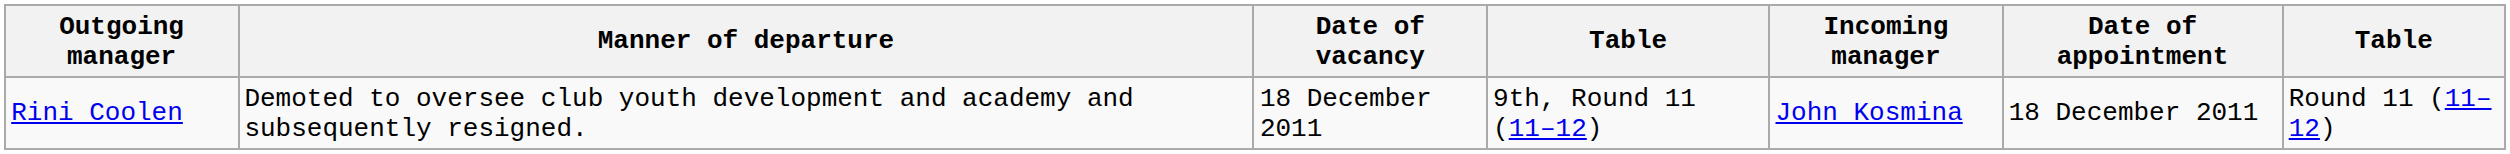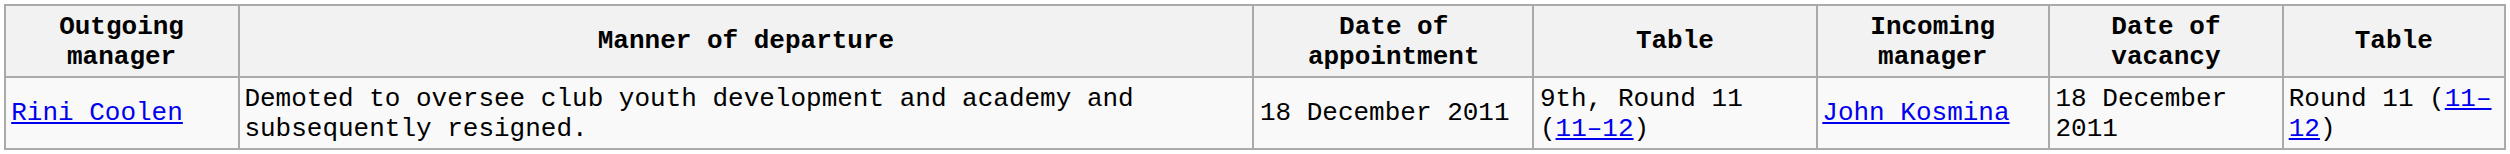columns swapped: (1370, 41) <-> (2142, 41)
